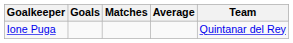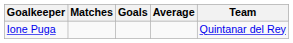columns swapped: (85, 13) <-> (126, 13)
